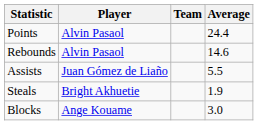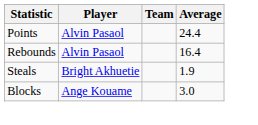(218, 52) 14.6 -> (190, 52) 16.4
- row: (24, 71)
